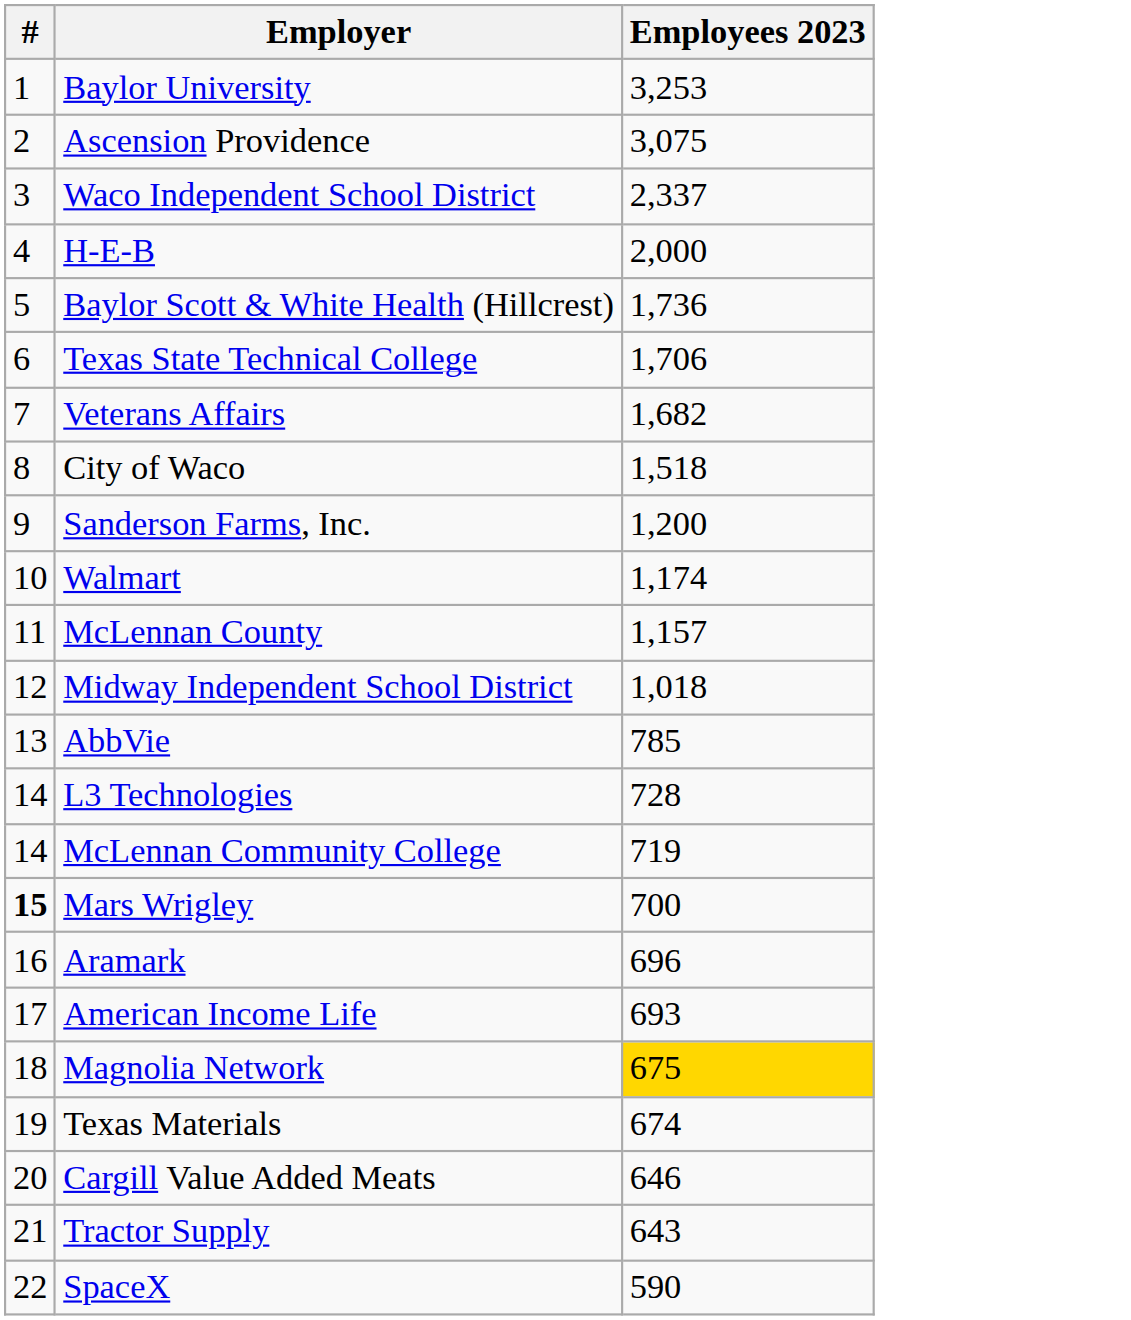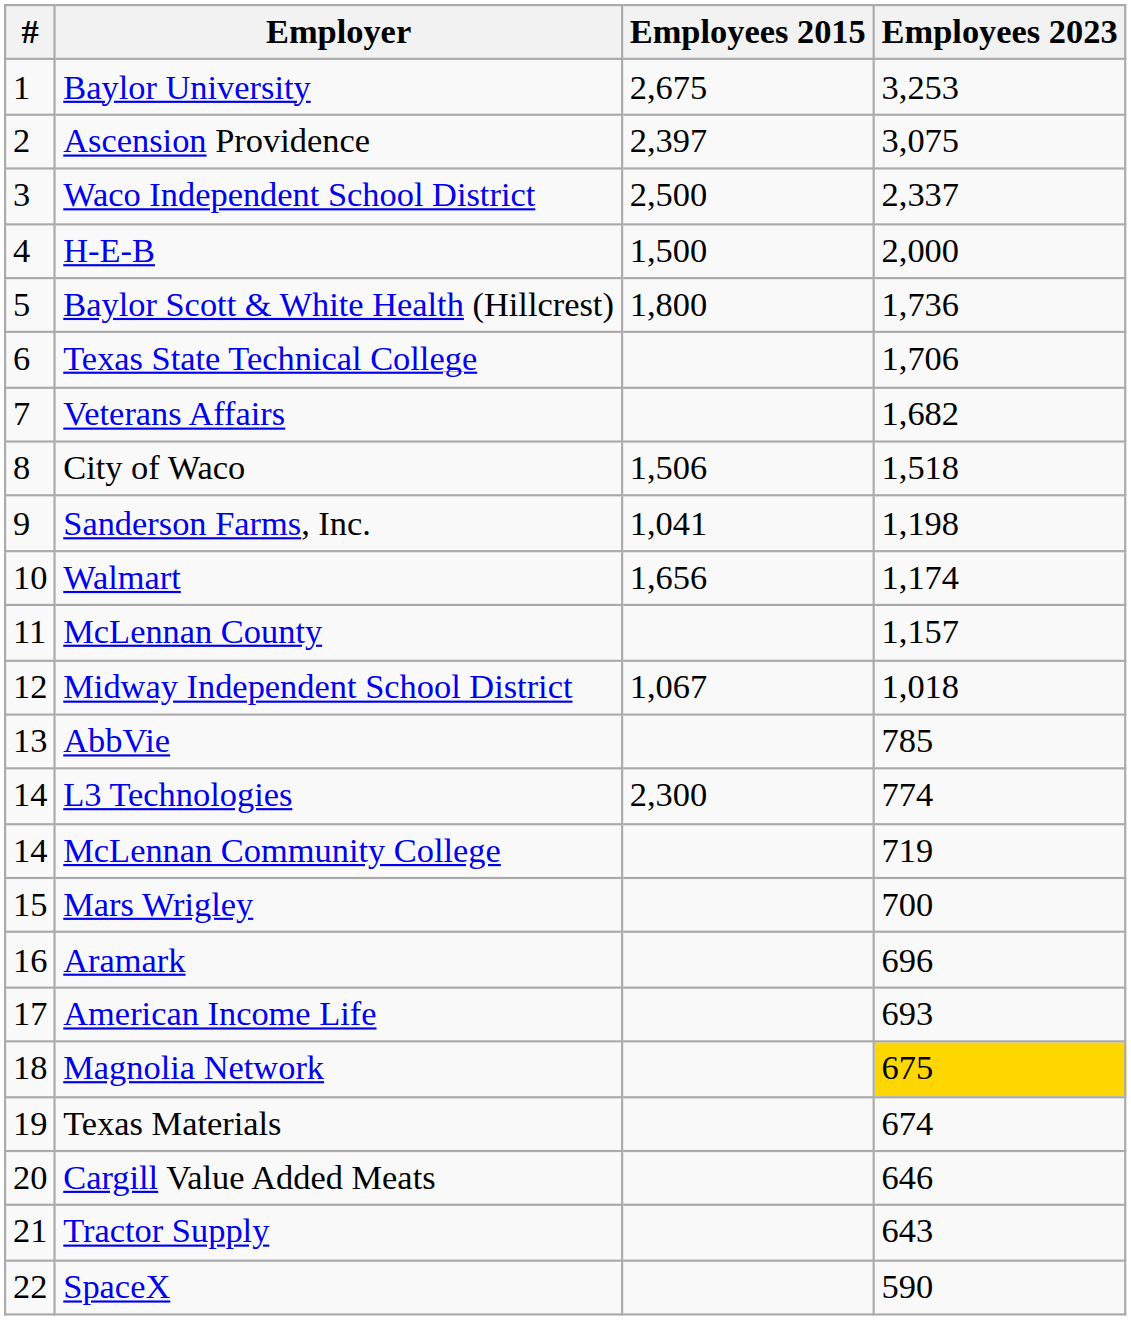+ column: (748, 31)
(668, 522) 1,200 -> (920, 522) 1,198
(656, 795) 728 -> (907, 795) 774
(30, 904) bold -> (30, 904) normal
